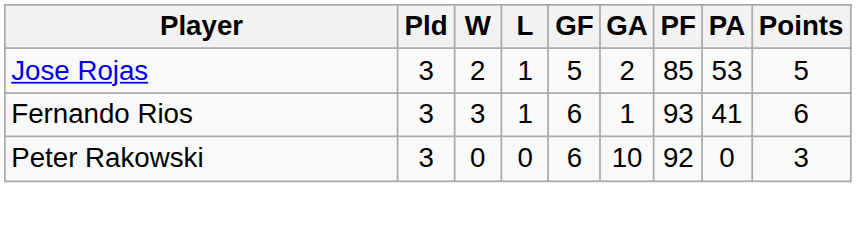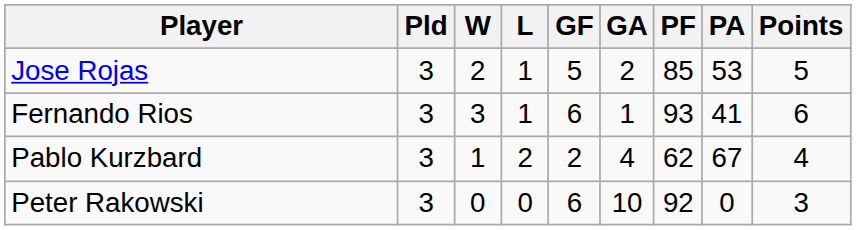+ row: (107, 158)
